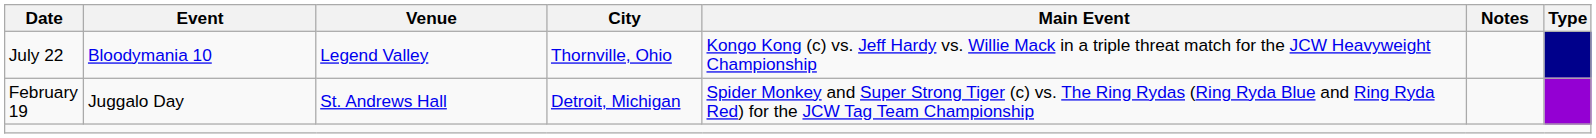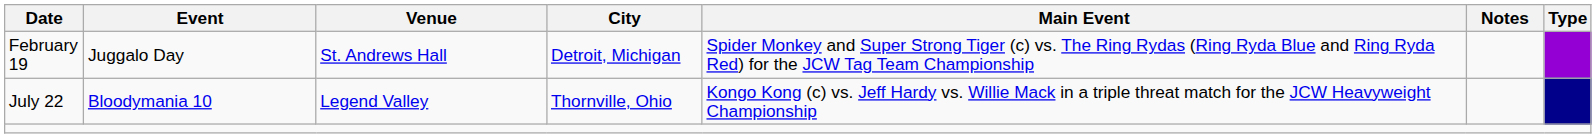rows swapped: (43, 101) <-> (36, 55)
